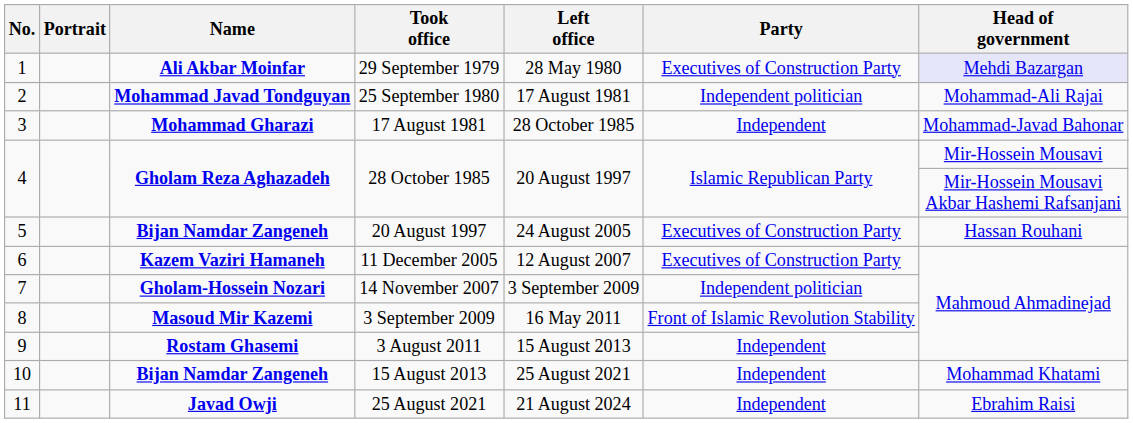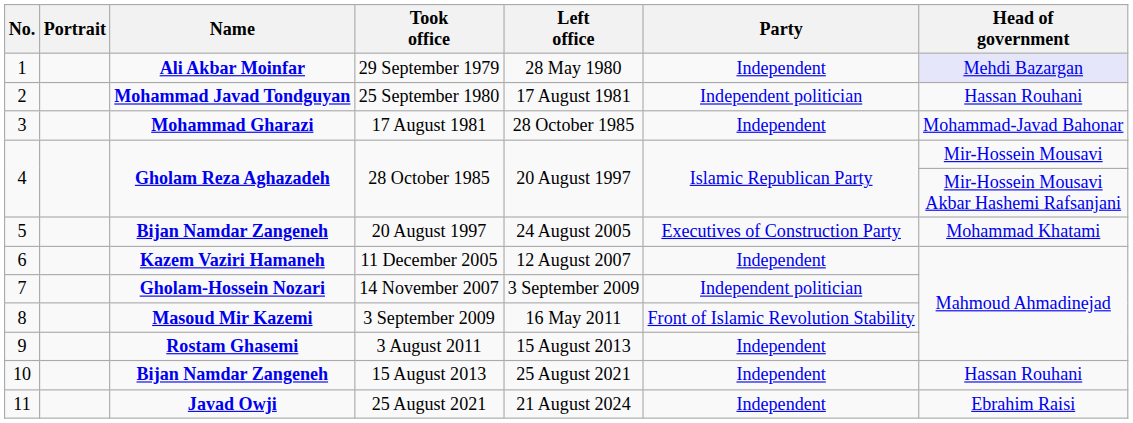(781, 67) Executives of Construction Party -> (781, 67) Independent
(1023, 96) Mohammad-Ali Rajai -> (1023, 96) Hassan Rouhani
(1023, 231) Hassan Rouhani -> (1023, 231) Mohammad Khatami
(781, 260) Executives of Construction Party -> (781, 260) Independent
(1023, 374) Mohammad Khatami -> (1023, 374) Hassan Rouhani
